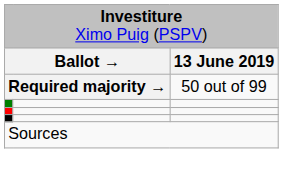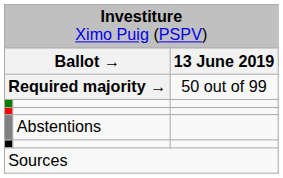+ row: (9, 127)
